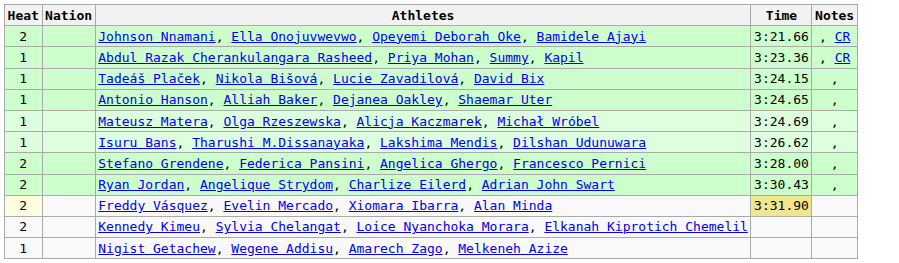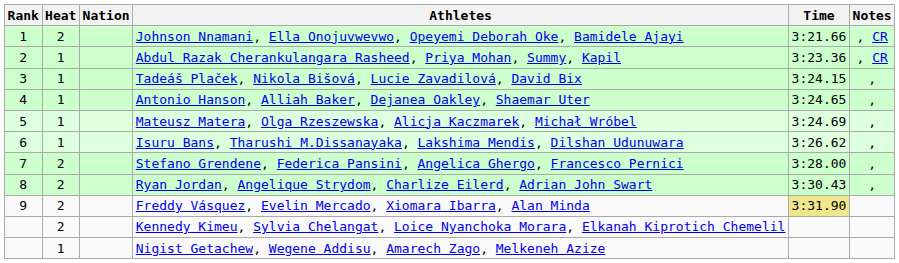+ column: (23, 15)
(23, 206) lightyellow background -> (61, 206) no background
